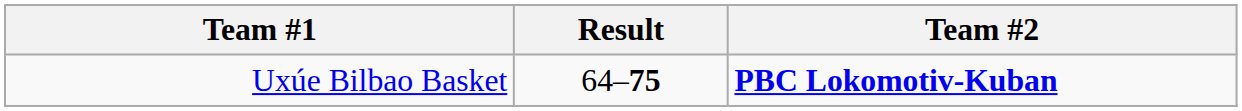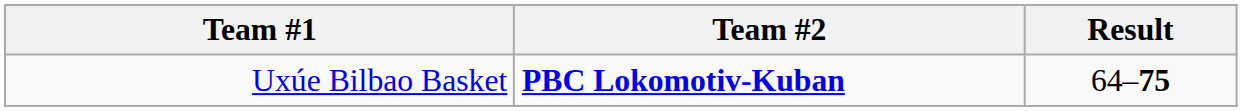columns swapped: (621, 29) <-> (982, 29)
